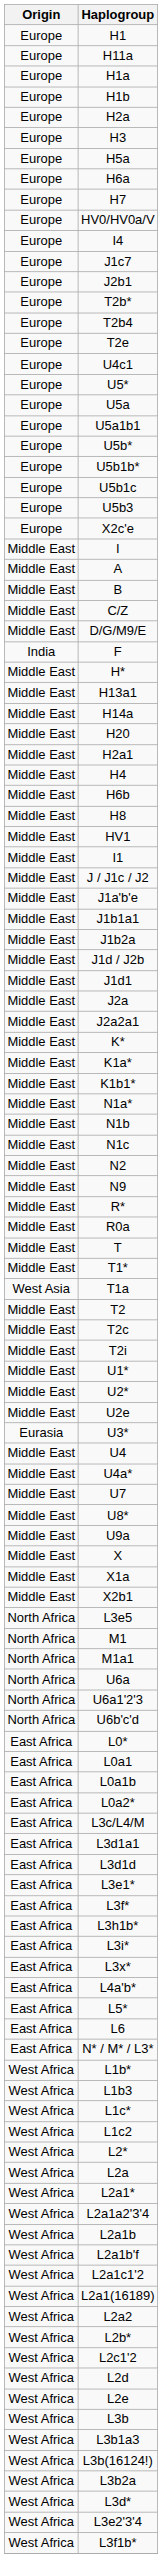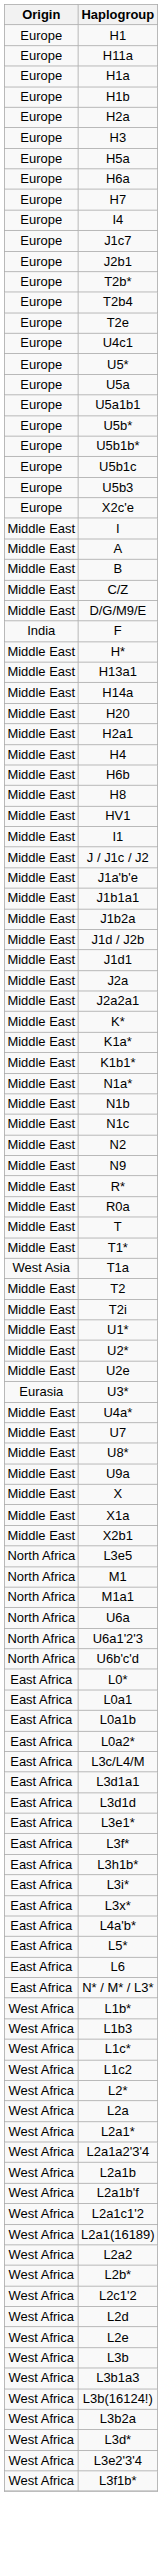- row: (118, 220)
- row: (118, 1330)
- row: (118, 1453)
